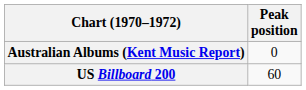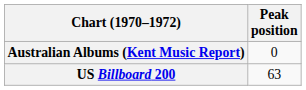(274, 74) 60 -> (274, 74) 63
